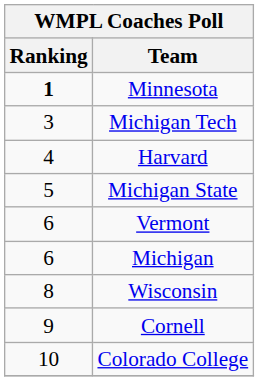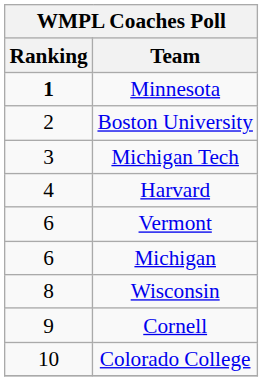+ row: (175, 122)
- row: (173, 190)
